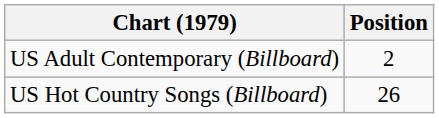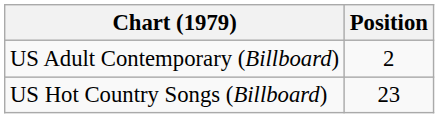(389, 94) 26 -> (389, 94) 23
